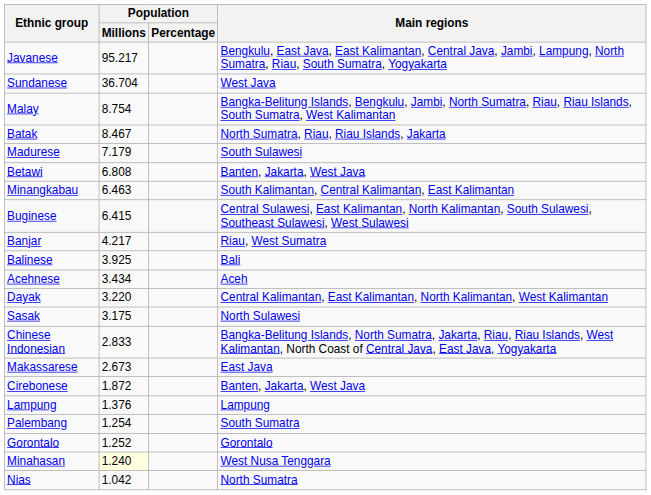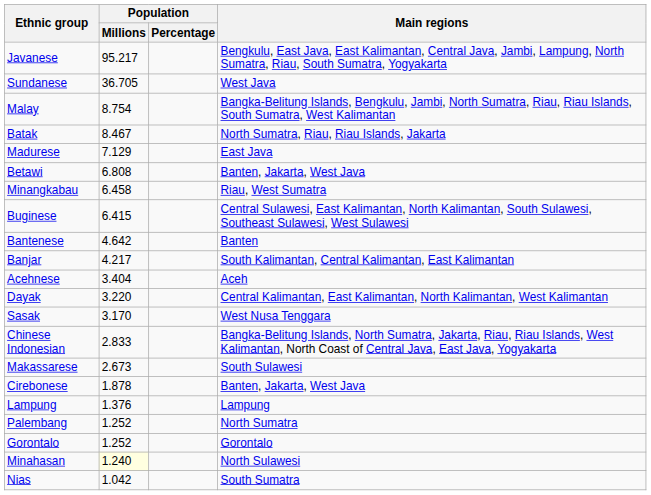(120, 83) 36.704 -> (120, 83) 36.705
(117, 153) 7.179 -> (117, 153) 7.129
(261, 153) South Sulawesi -> (247, 153) East Java
(117, 190) 6.463 -> (117, 190) 6.458
(367, 190) South Kalimantan, Central Kalimantan, East Kalimantan -> (273, 190) Riau, West Sumatra
+ row: (35, 241)
(273, 241) Riau, West Sumatra -> (367, 260) South Kalimantan, Central Kalimantan, East Kalimantan
- row: (30, 260)
(117, 279) 3.434 -> (117, 279) 3.404
(117, 316) 3.175 -> (117, 316) 3.170
(260, 316) North Sulawesi -> (276, 316) West Nusa Tenggara
(247, 367) East Java -> (261, 367) South Sulawesi
(117, 386) 1.872 -> (117, 386) 1.878
(117, 423) 1.254 -> (117, 423) 1.252
(260, 423) South Sumatra -> (259, 423) North Sumatra
(276, 461) West Nusa Tenggara -> (260, 461) North Sulawesi
(259, 480) North Sumatra -> (260, 480) South Sumatra
